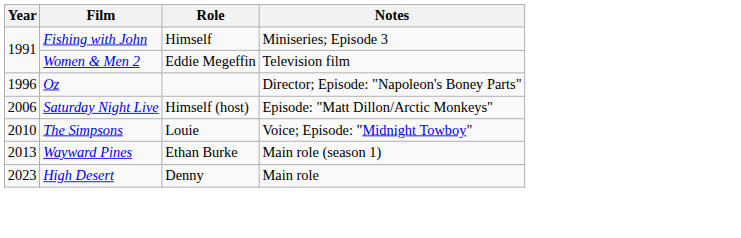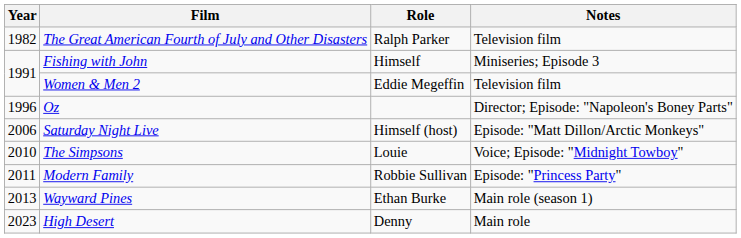+ row: (205, 38)
+ row: (88, 175)
